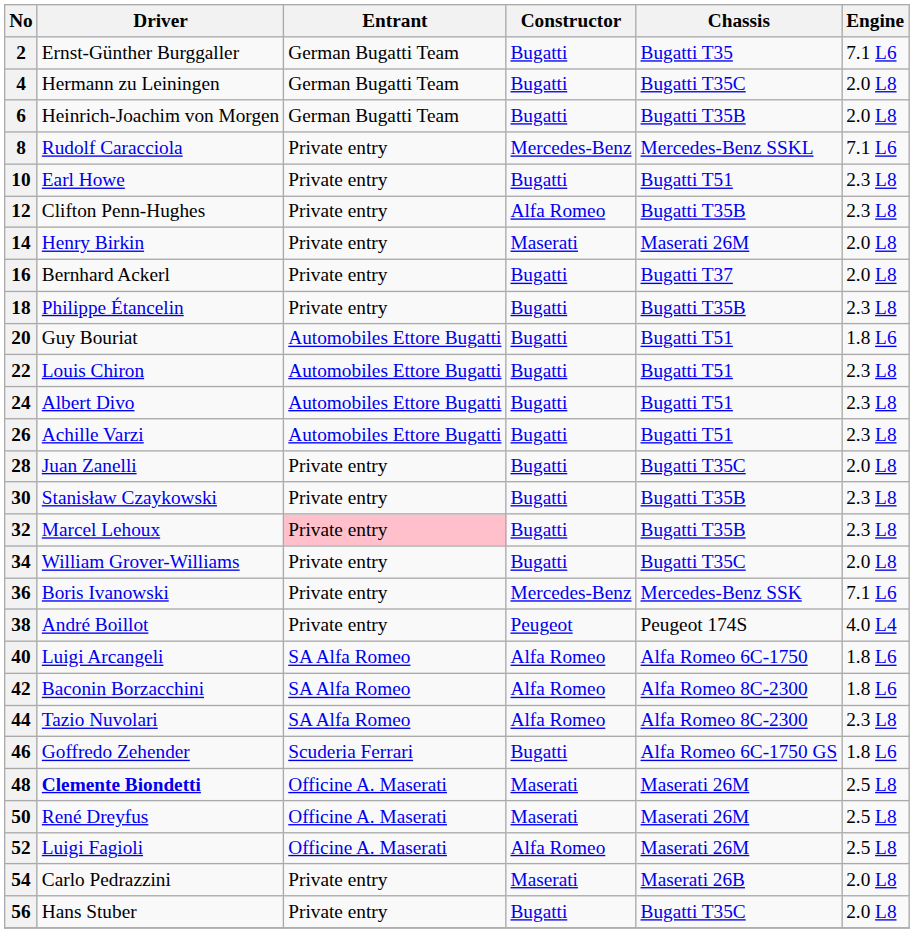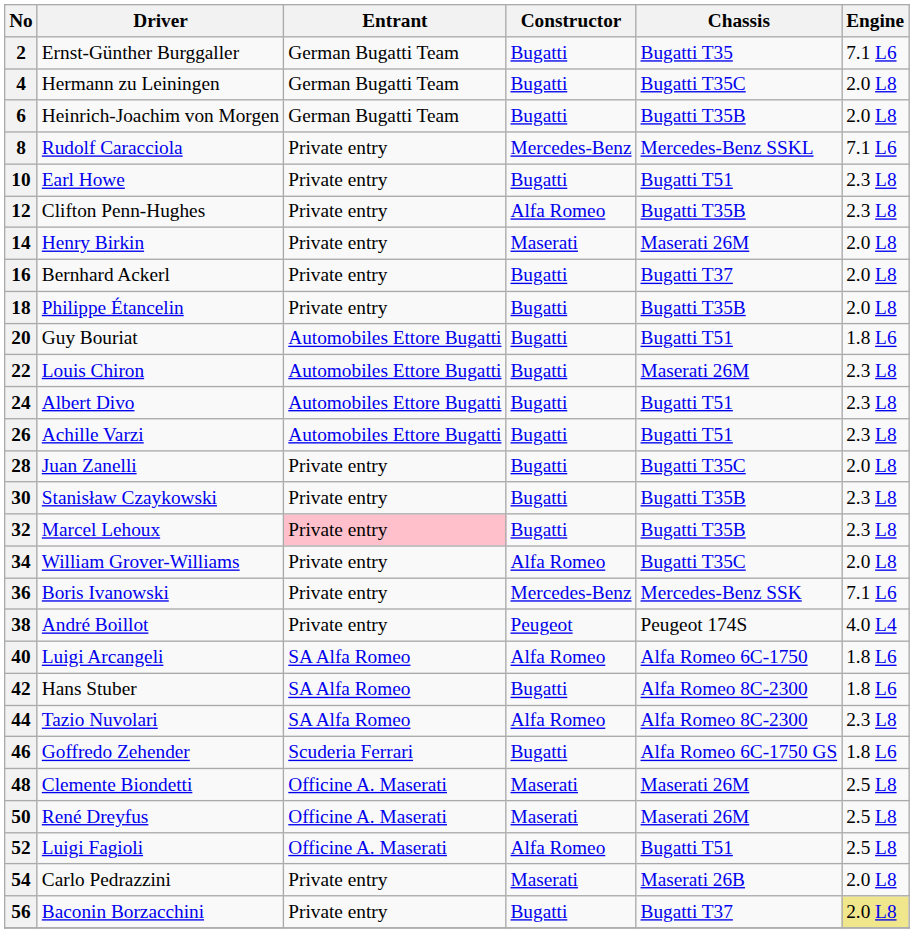(871, 307) 2.3 L8 -> (871, 307) 2.0 L8
(687, 370) Bugatti T51 -> (695, 370) Maserati 26M
(539, 561) Bugatti -> (558, 561) Alfa Romeo
(123, 689) Baconin Borzacchini -> (89, 689) Hans Stuber
(558, 689) Alfa Romeo -> (539, 689) Bugatti
(121, 784) bold -> (117, 784) normal
(695, 848) Maserati 26M -> (687, 848) Bugatti T51
(89, 911) Hans Stuber -> (123, 911) Baconin Borzacchini
(693, 911) Bugatti T35C -> (687, 911) Bugatti T37
(871, 911) no background -> (871, 911) khaki background
